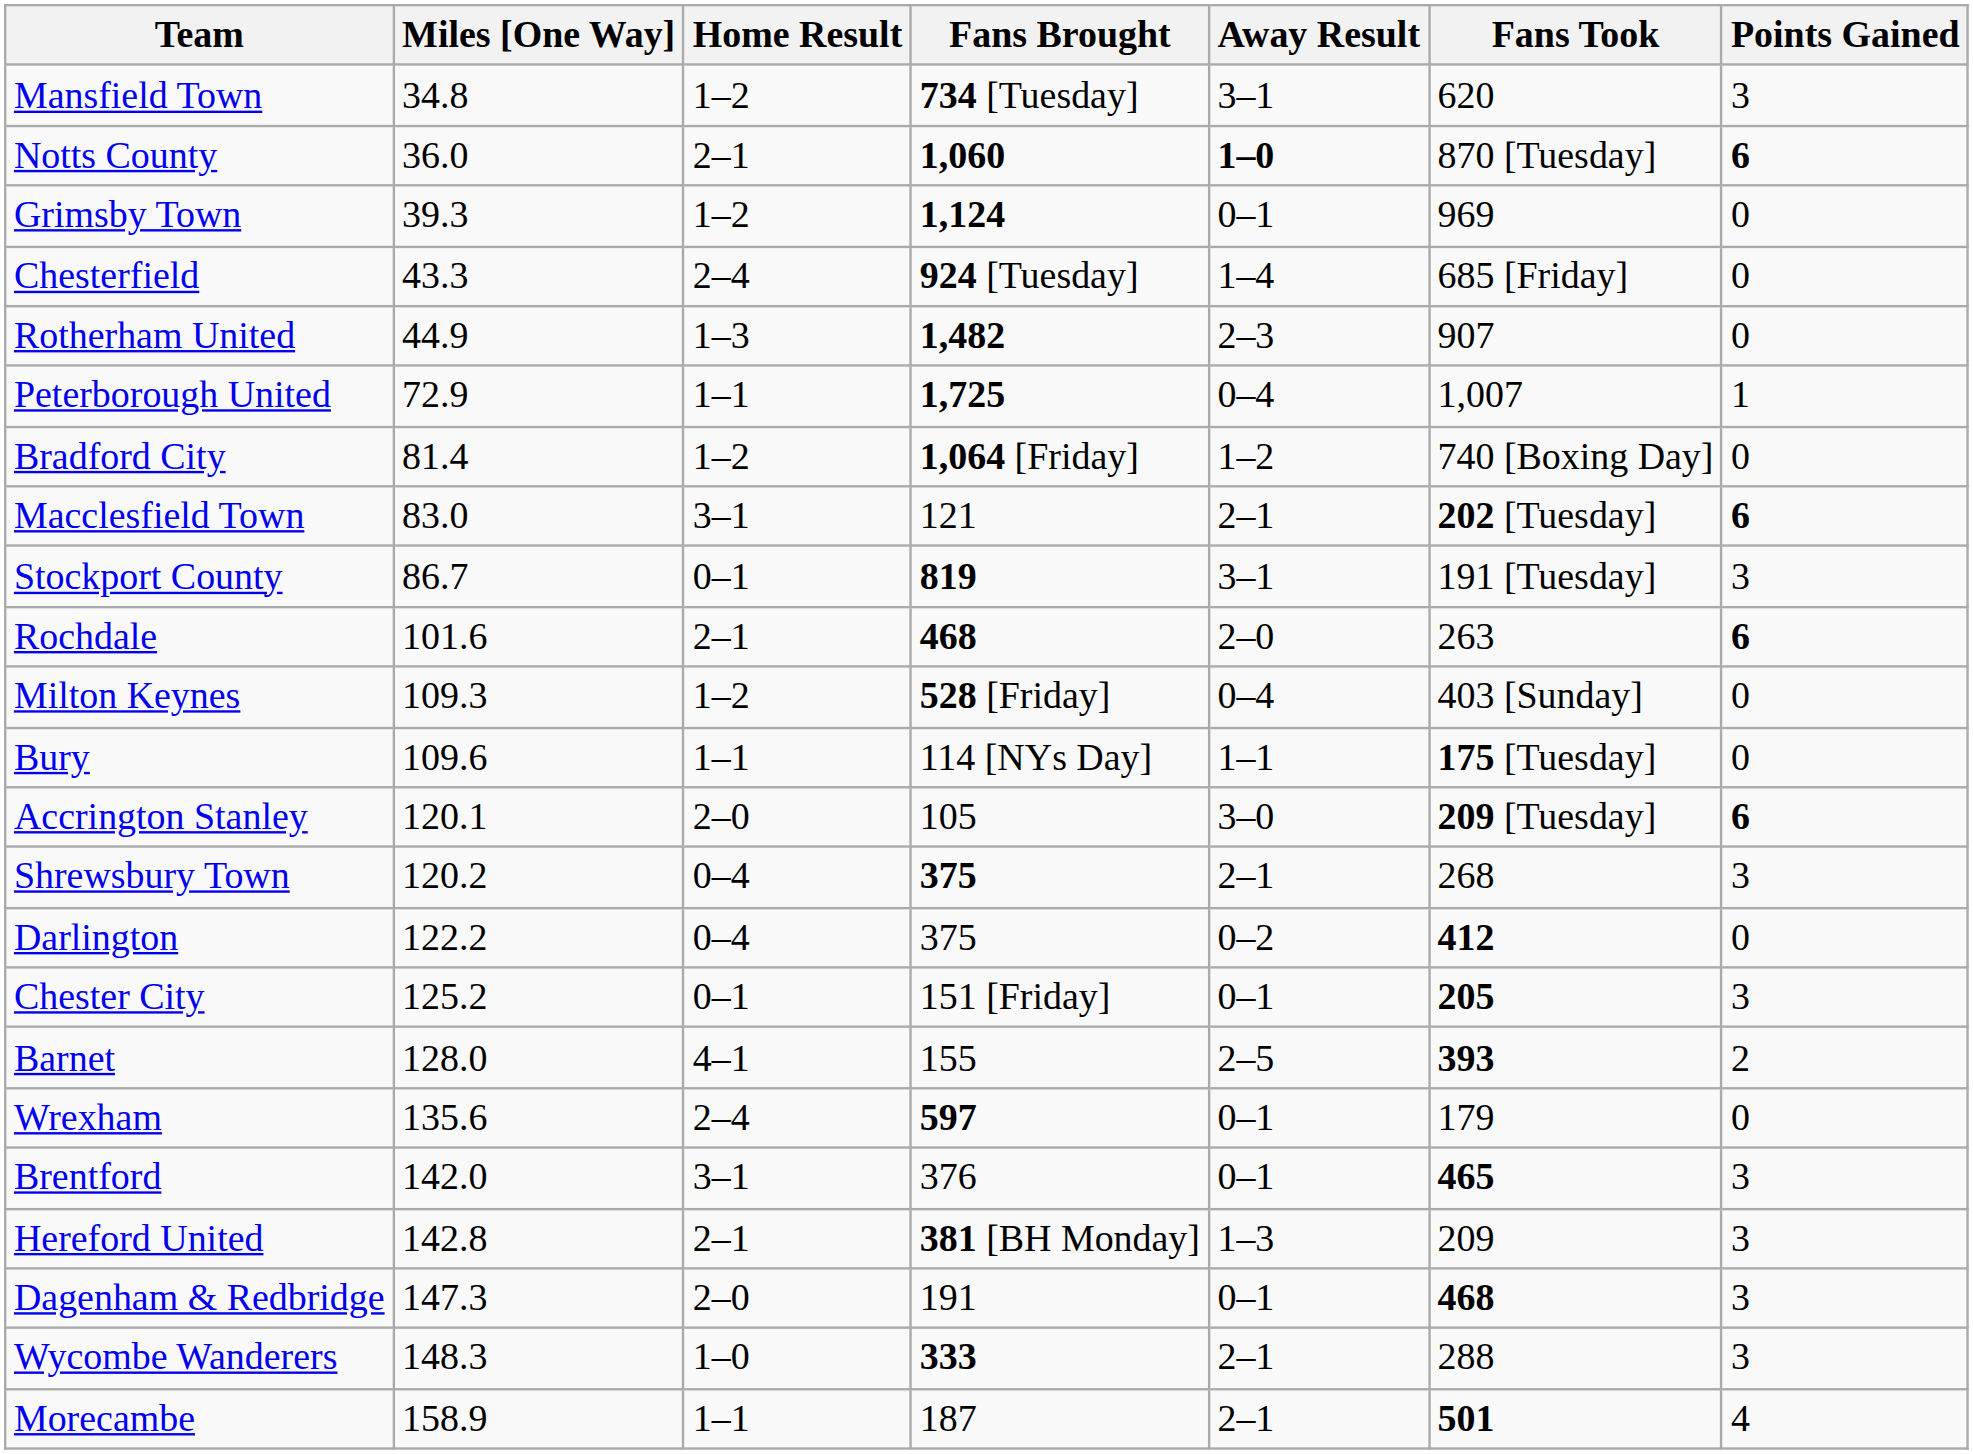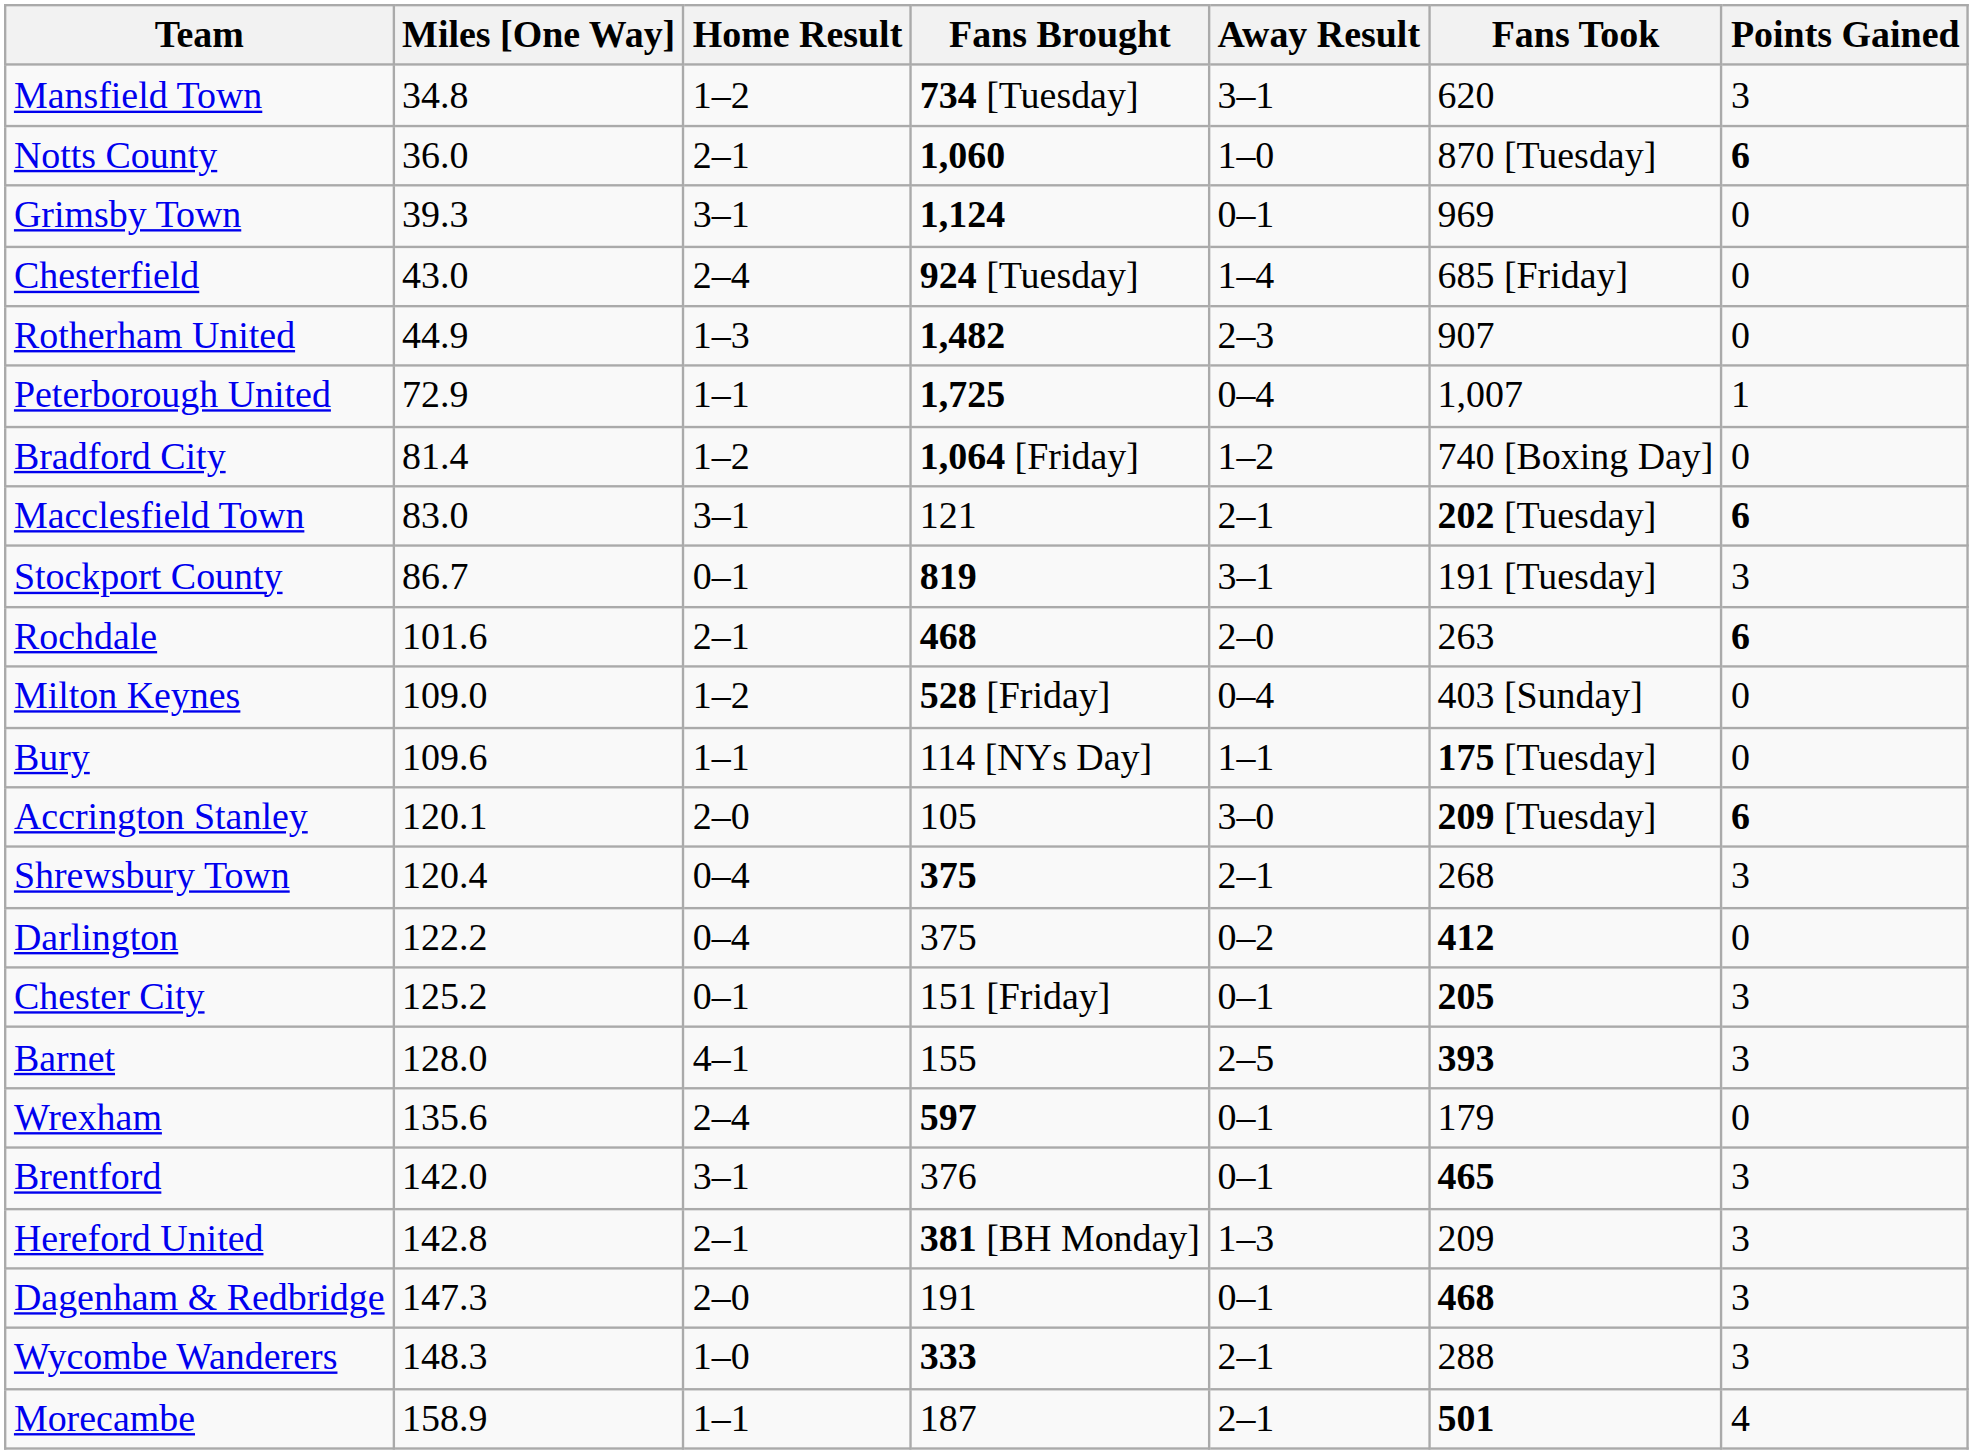(1246, 154) bold -> (1246, 154) normal
(721, 214) 1–2 -> (721, 214) 3–1
(435, 275) 43.3 -> (435, 275) 43.0
(445, 696) 109.3 -> (445, 696) 109.0
(445, 876) 120.2 -> (445, 876) 120.4
(1740, 1056) 2 -> (1740, 1056) 3
